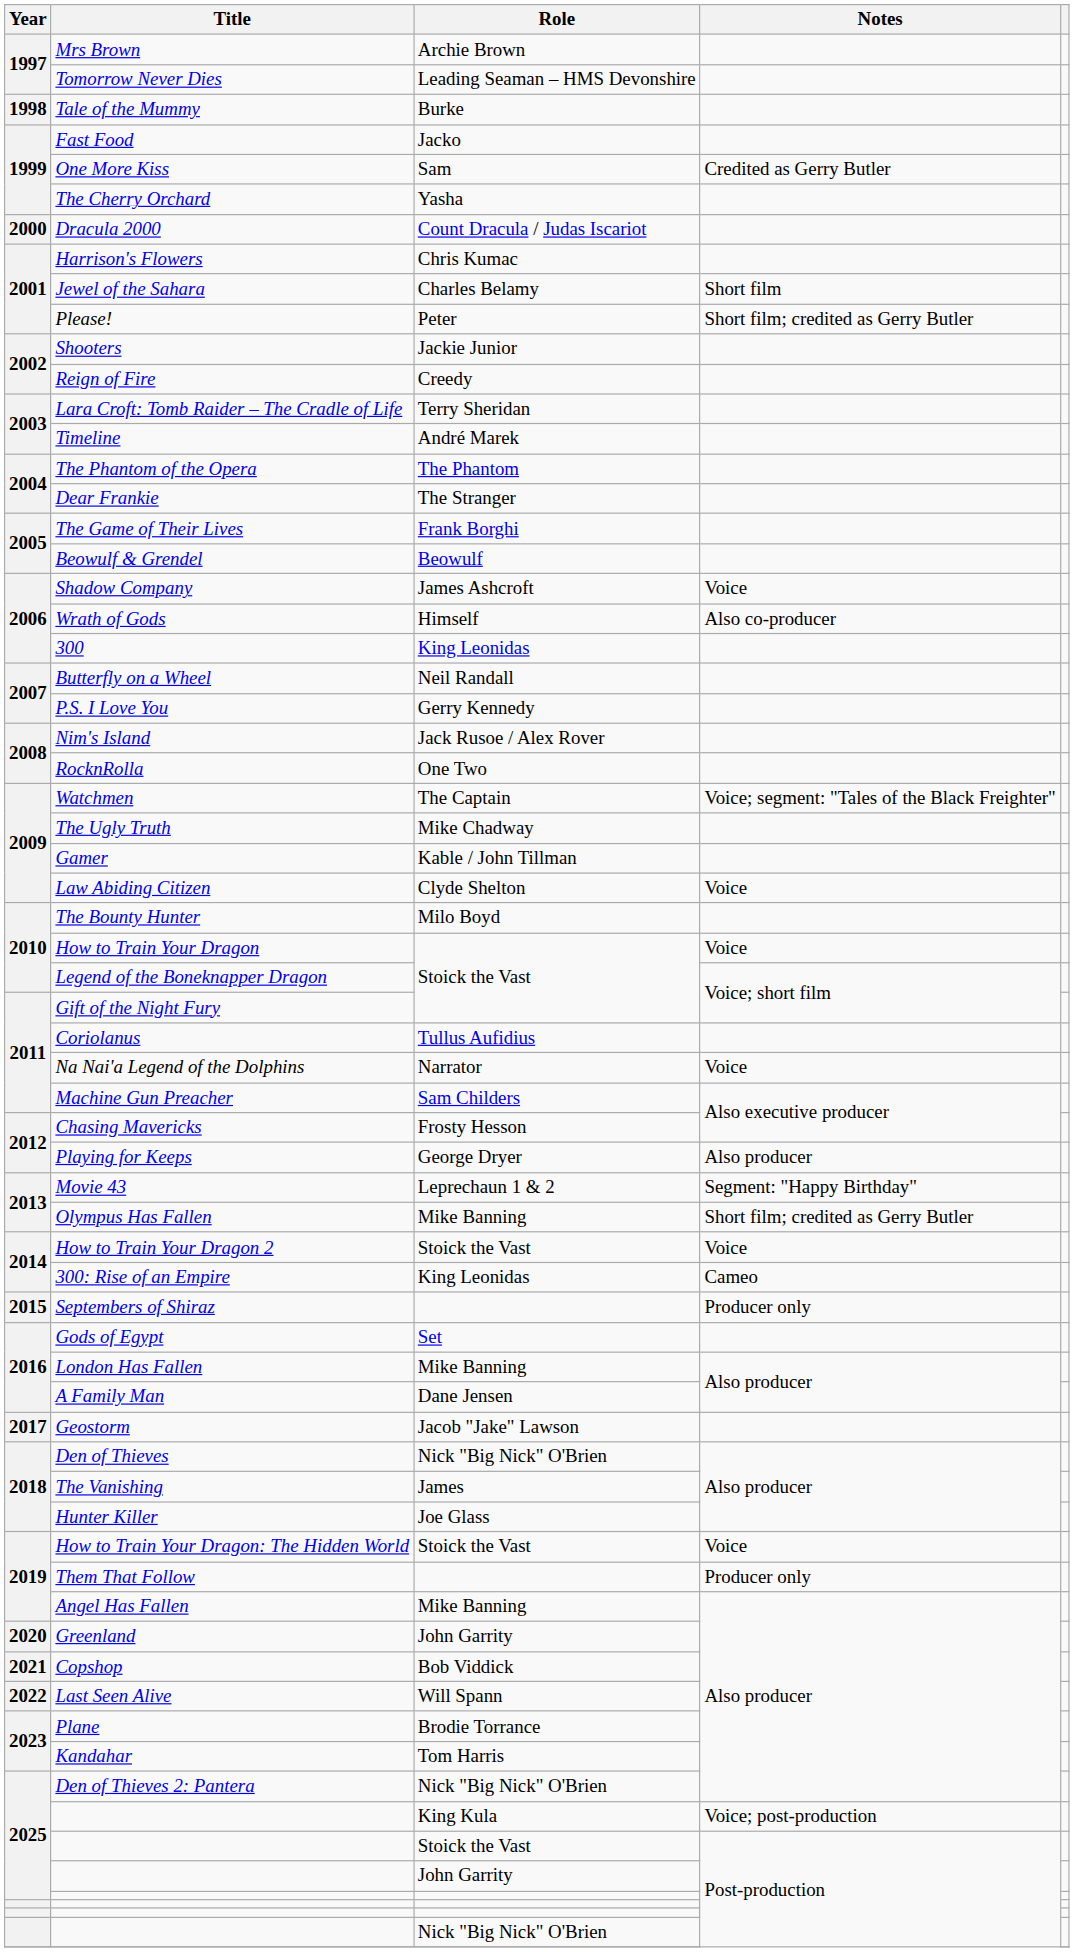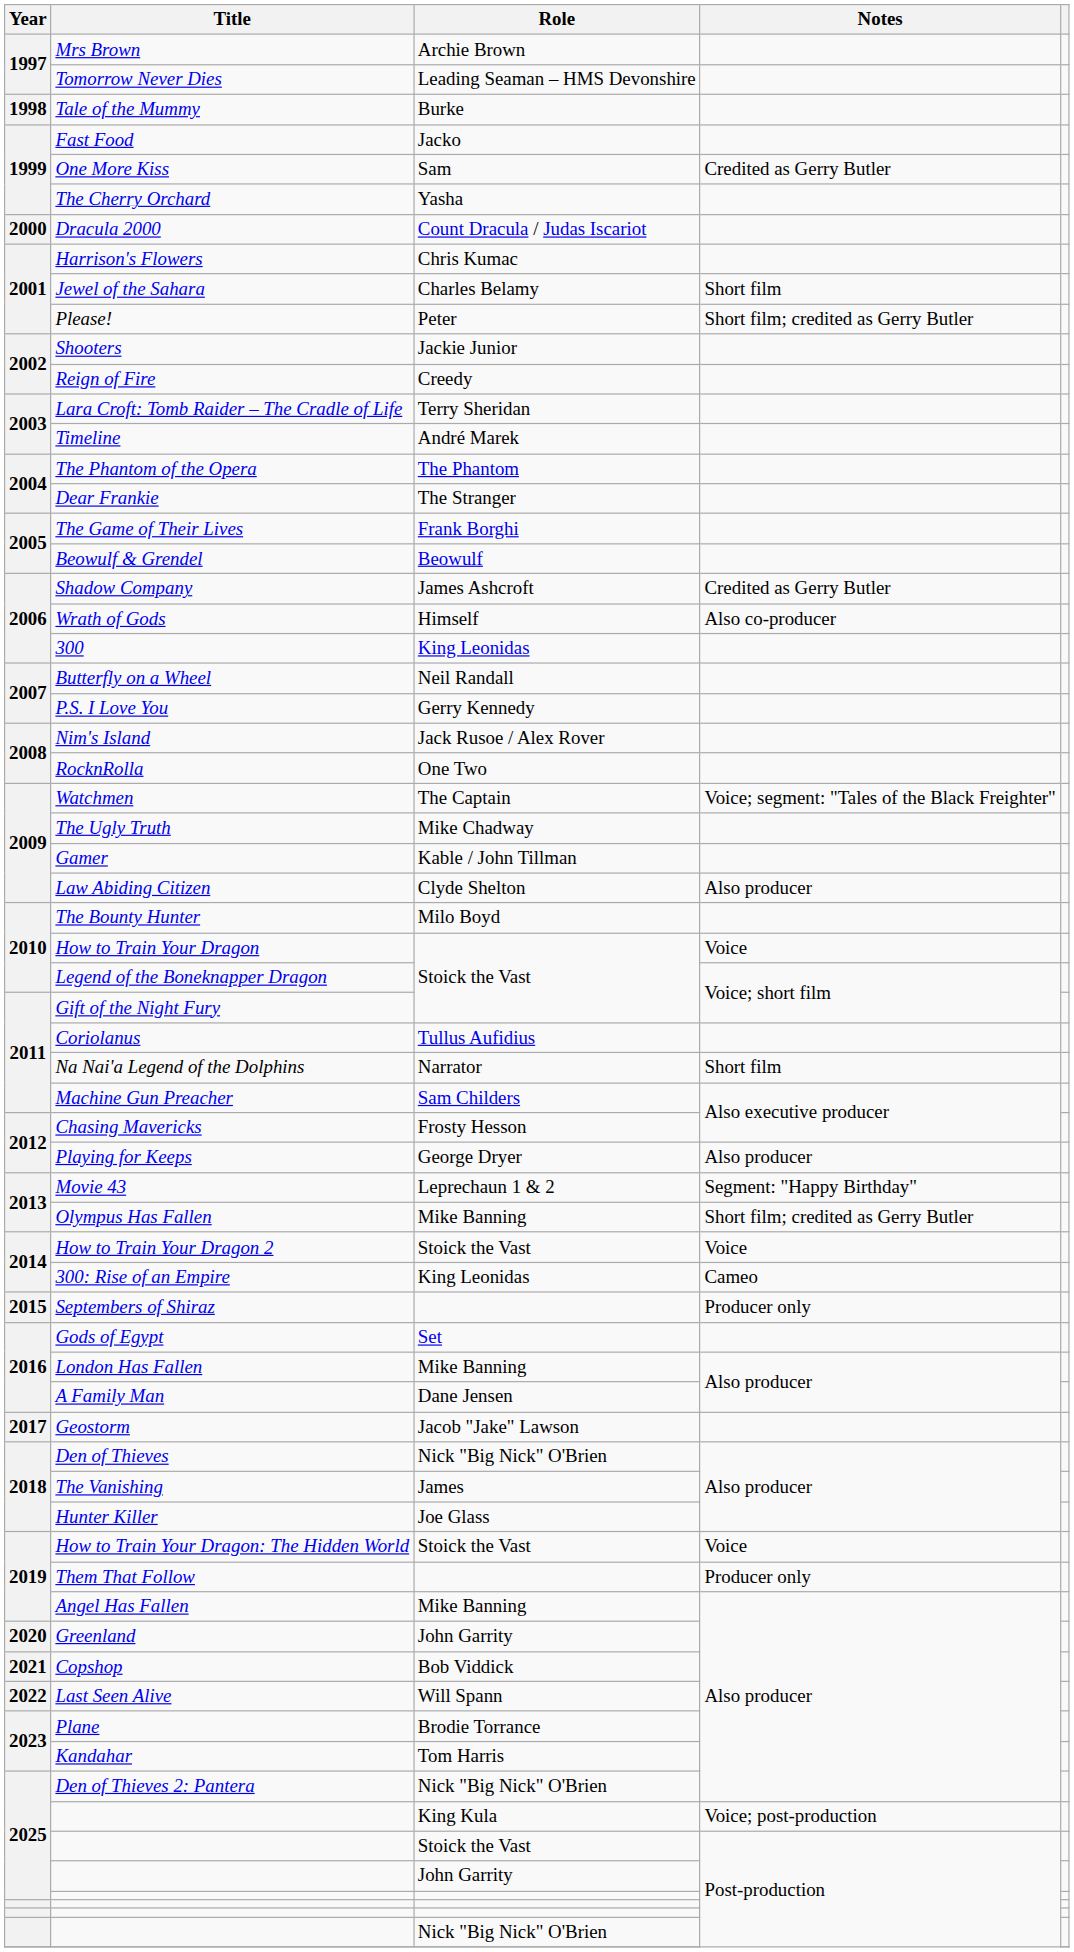(726, 588) Voice -> (798, 588) Credited as Gerry Butler
(726, 887) Voice -> (758, 887) Also producer
(726, 1067) Voice -> (743, 1067) Short film
